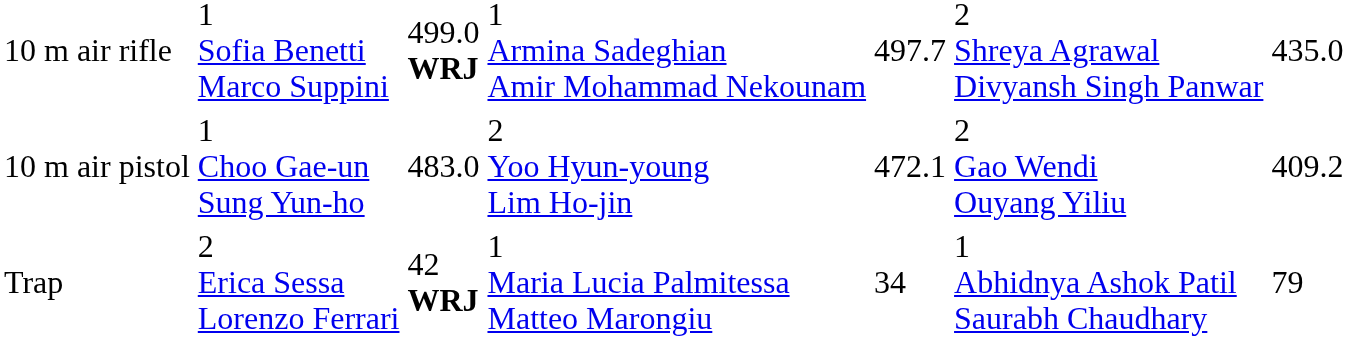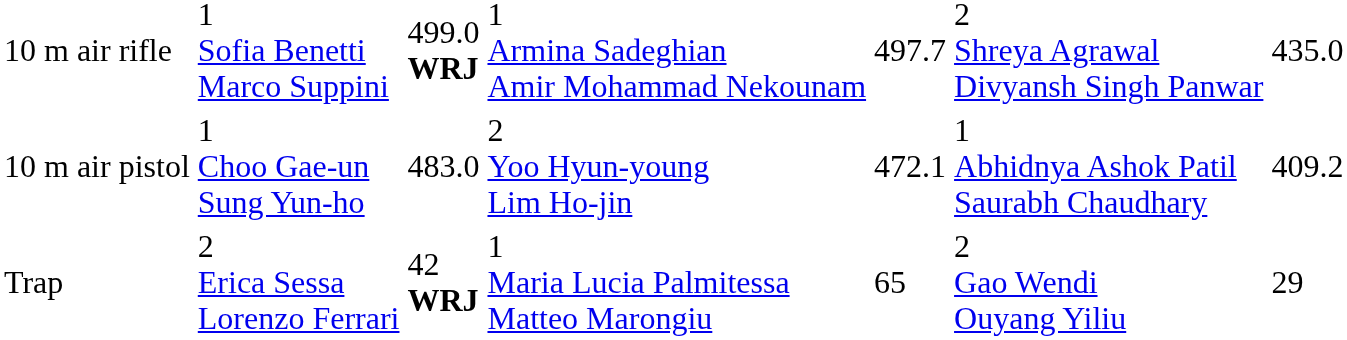(1040, 166) 2 Gao Wendi Ouyang Yiliu -> (1095, 166) 1 Abhidnya Ashok Patil Saurabh Chaudhary
(890, 282) 34 -> (890, 282) 65
(1095, 282) 1 Abhidnya Ashok Patil Saurabh Chaudhary -> (1040, 282) 2 Gao Wendi Ouyang Yiliu
(1287, 282) 79 -> (1287, 282) 29
